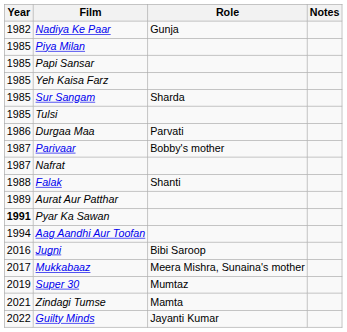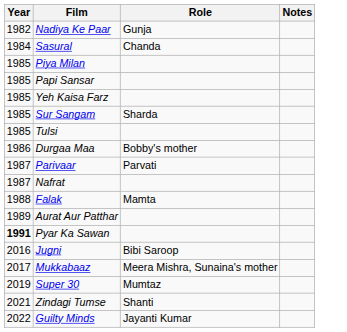+ row: (54, 47)
(167, 132) Parvati -> (160, 149) Bobby's mother
(187, 149) Bobby's mother -> (140, 166) Parvati
(165, 183) Shanti -> (139, 200) Mamta
- row: (90, 234)
(167, 302) Mamta -> (138, 302) Shanti
